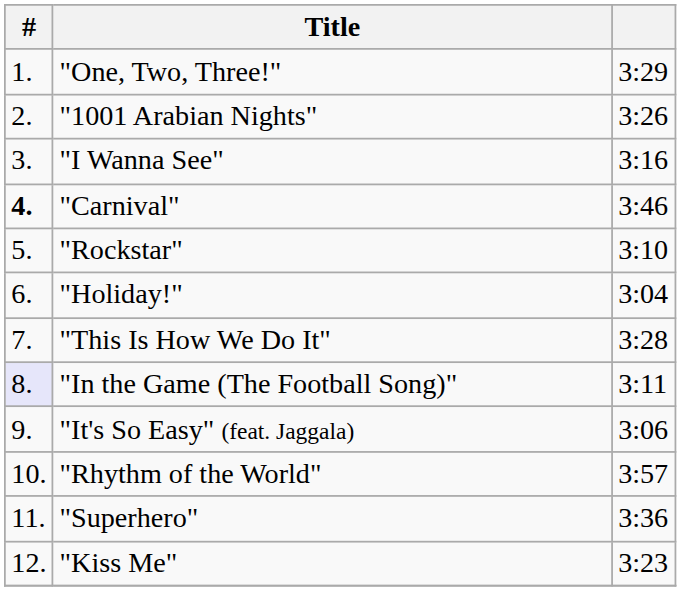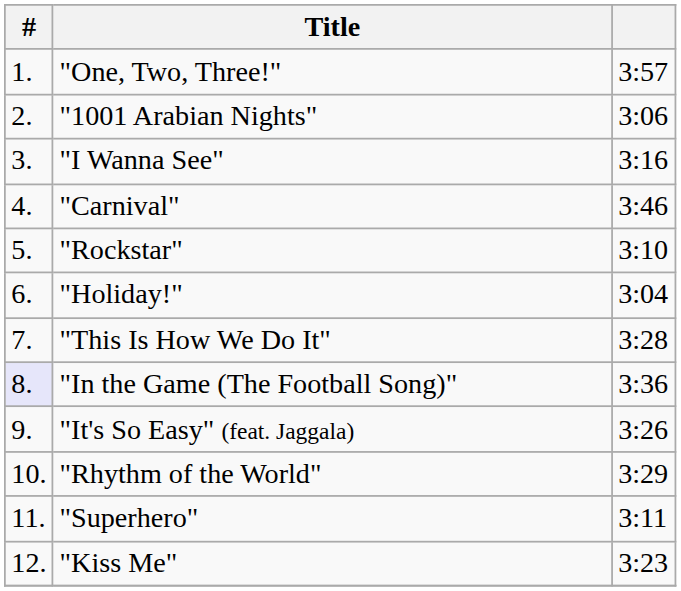(643, 71) 3:29 -> (643, 71) 3:57
(643, 116) 3:26 -> (643, 116) 3:06
(22, 205) bold -> (22, 205) normal
(643, 384) 3:11 -> (643, 384) 3:36
(643, 428) 3:06 -> (643, 428) 3:26
(643, 473) 3:57 -> (643, 473) 3:29
(643, 518) 3:36 -> (643, 518) 3:11
